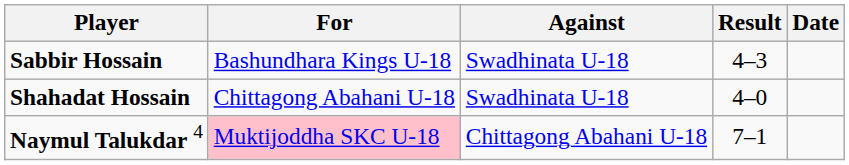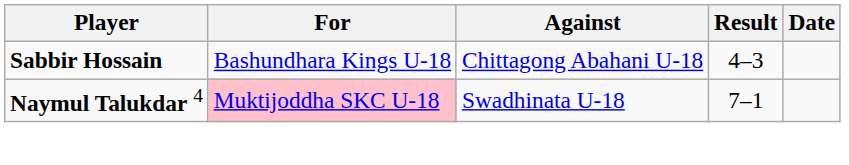(547, 60) Swadhinata U-18 -> (583, 60) Chittagong Abahani U-18
- row: (100, 97)
(586, 137) Chittagong Abahani U-18 -> (543, 100) Swadhinata U-18
